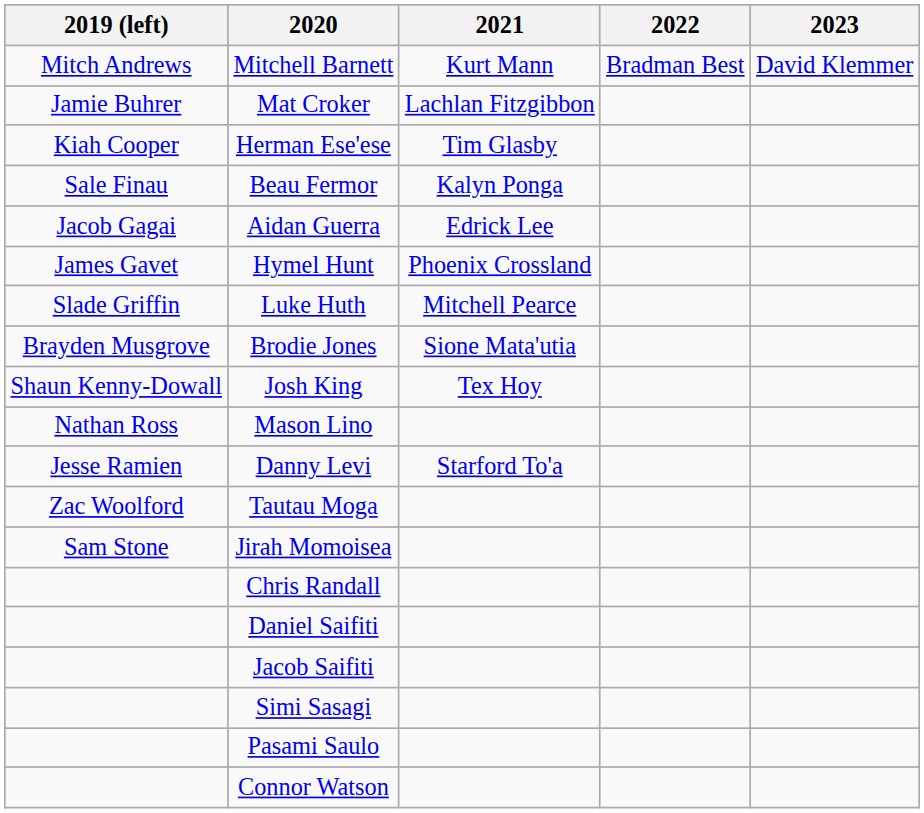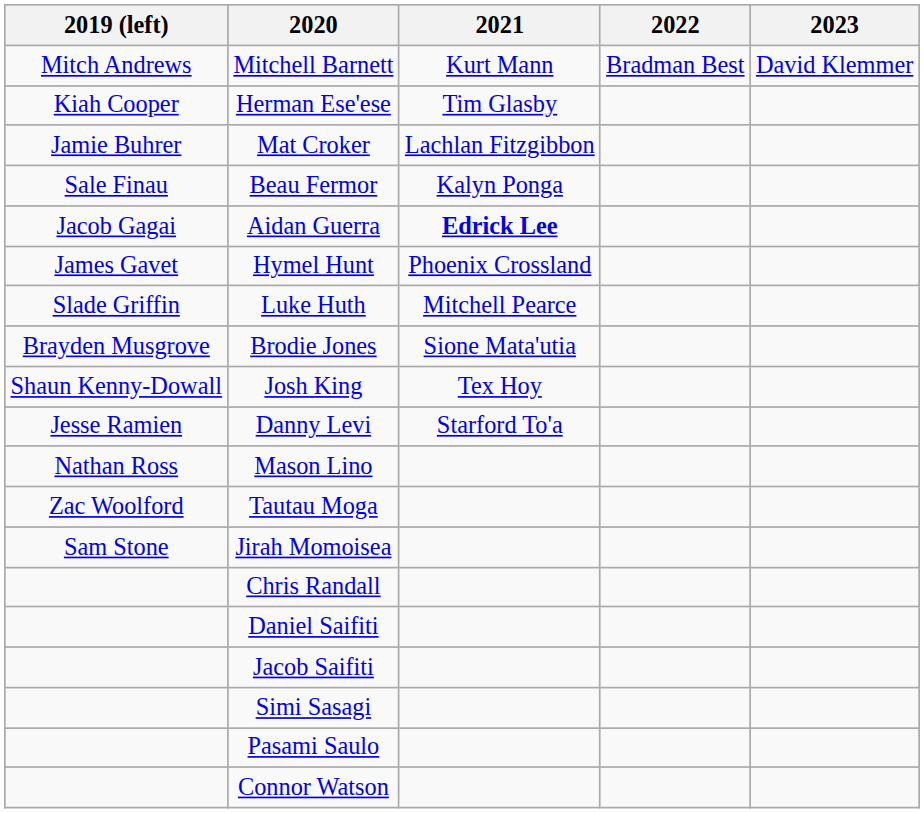rows swapped: (313, 105) <-> (313, 145)
(500, 225) normal -> (500, 225) bold
rows swapped: (313, 466) <-> (313, 426)
